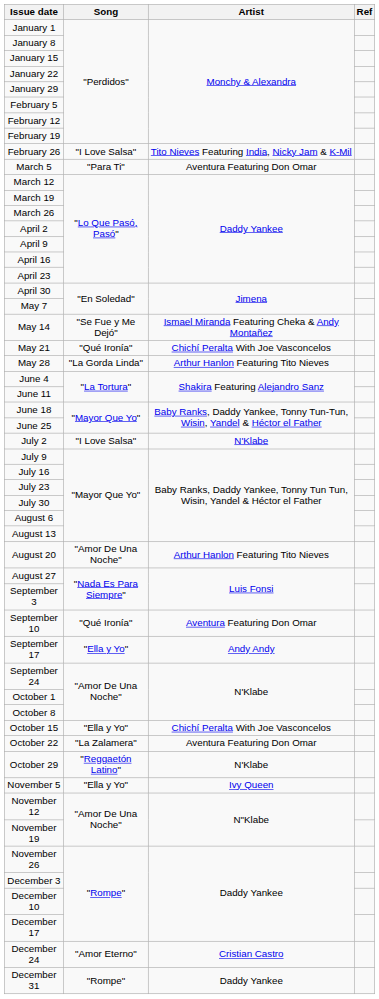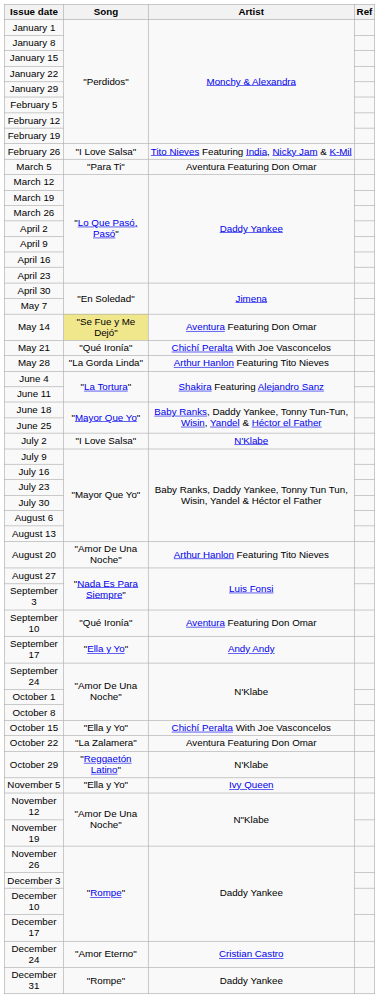(106, 327) no background -> (106, 327) khaki background
(251, 327) Ismael Miranda Featuring Cheka & Andy Montañez -> (251, 327) Aventura Featuring Don Omar
